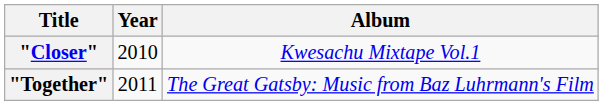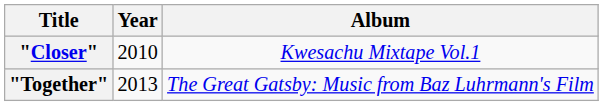(138, 84) 2011 -> (138, 84) 2013
